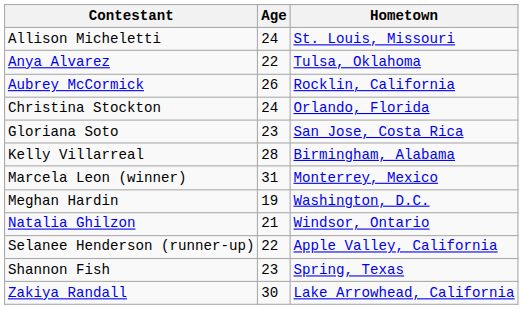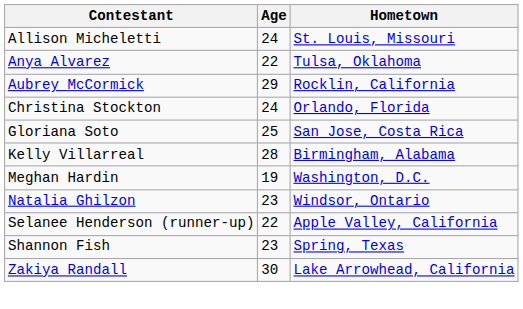(270, 85) 26 -> (270, 85) 29
(270, 132) 23 -> (270, 132) 25
- row: (97, 178)
(270, 224) 21 -> (270, 201) 23
